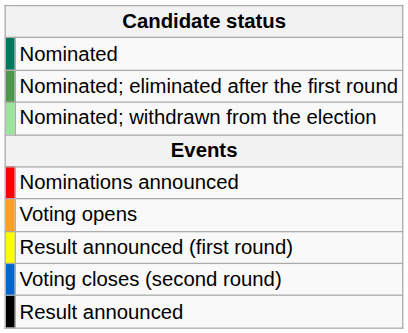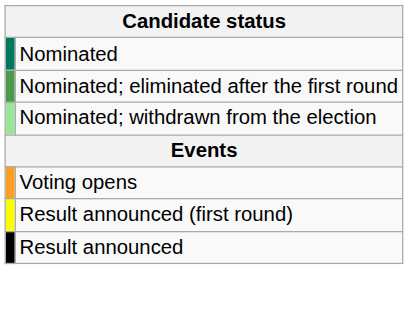- row: (129, 182)
- row: (151, 279)
